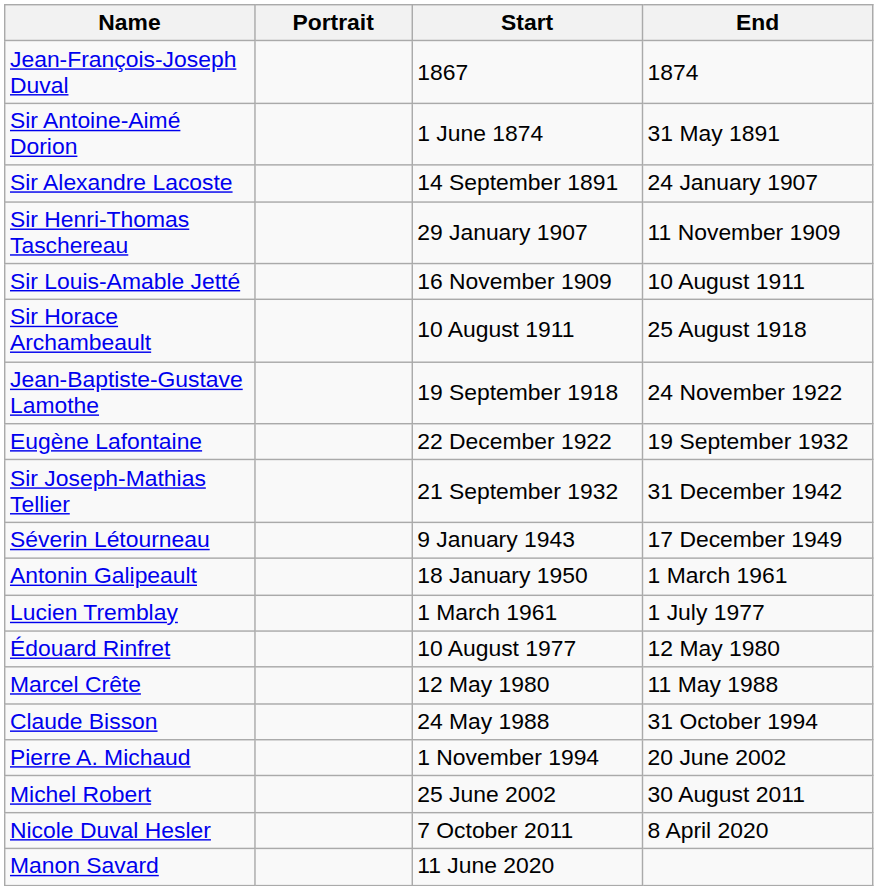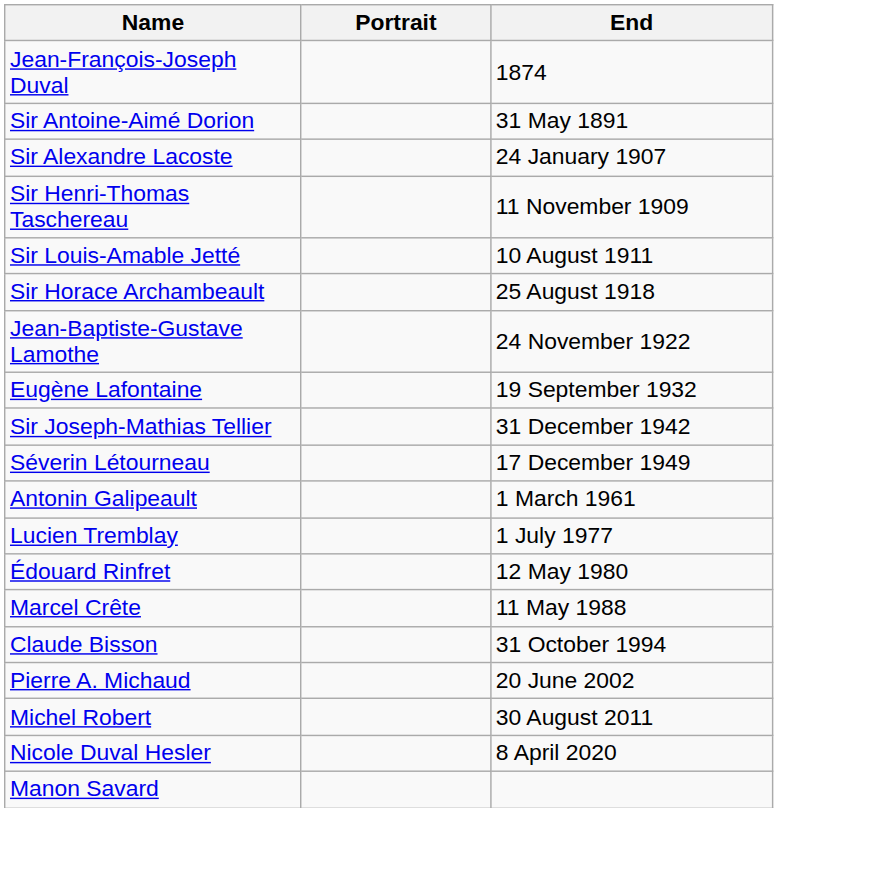- column: (527, 22)
